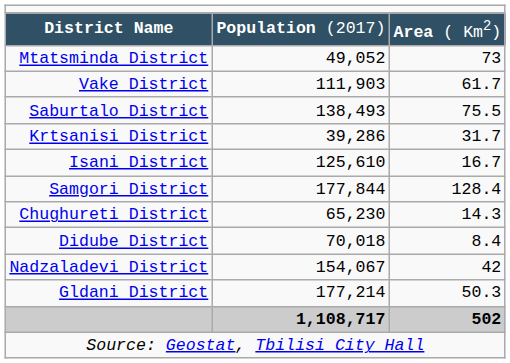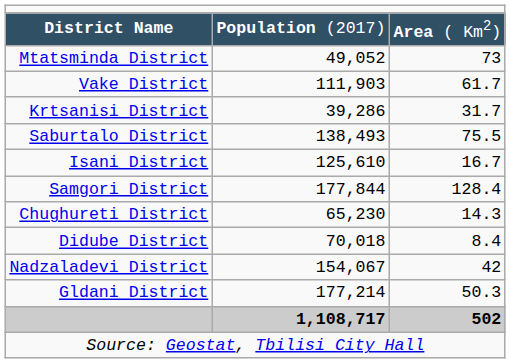rows swapped: (119, 110) <-> (119, 136)
